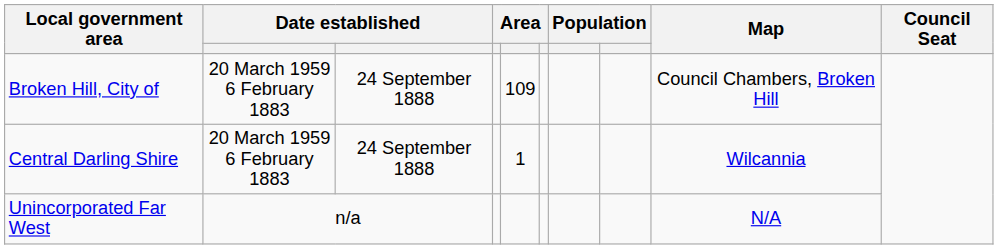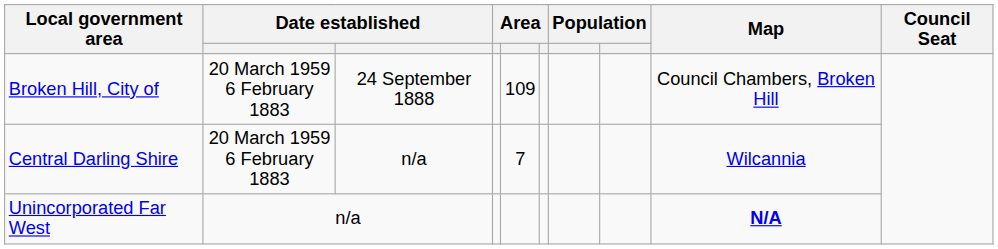(414, 158) 24 September 1888 -> (414, 158) n/a
(520, 158) 1 -> (520, 158) 7
(766, 218) normal -> (766, 218) bold
